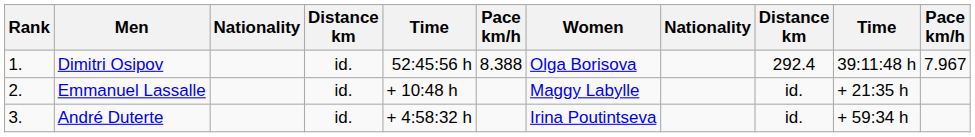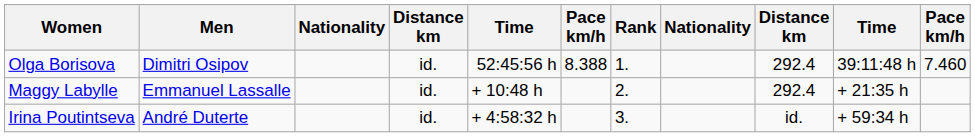columns swapped: (29, 27) <-> (593, 27)
(945, 63) 7.967 -> (945, 63) 7.460
(794, 90) id. -> (794, 90) 292.4
